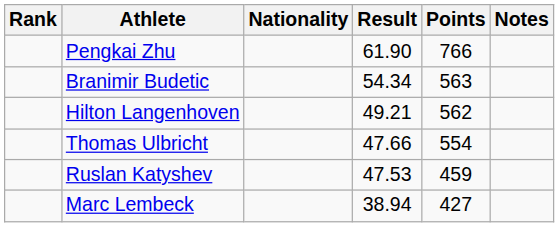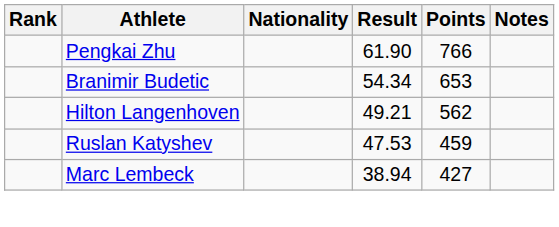(456, 81) 563 -> (456, 81) 653
- row: (137, 143)
